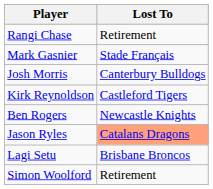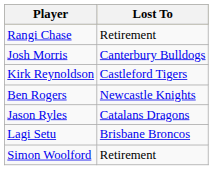- row: (42, 54)
(145, 134) lightsalmon background -> (145, 114) no background
